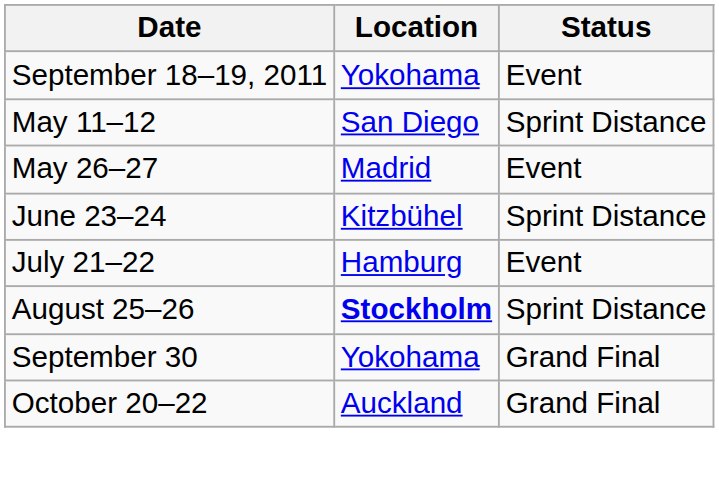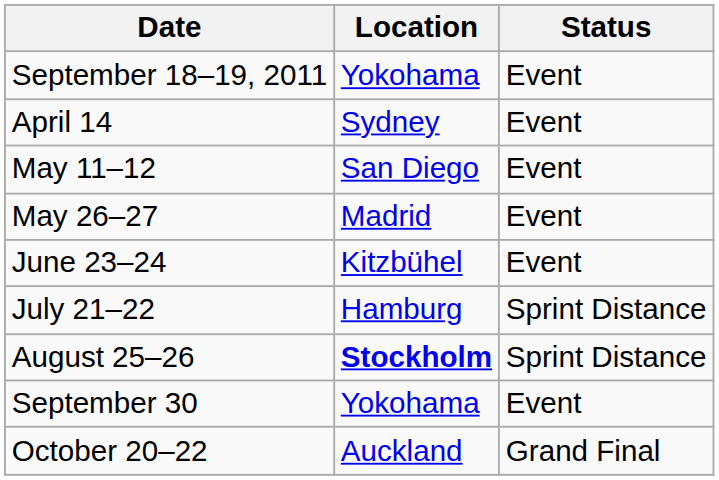+ row: (62, 121)
(606, 121) Sprint Distance -> (544, 168) Event
(606, 215) Sprint Distance -> (544, 262) Event
(544, 262) Event -> (606, 309) Sprint Distance
(583, 356) Grand Final -> (544, 403) Event
